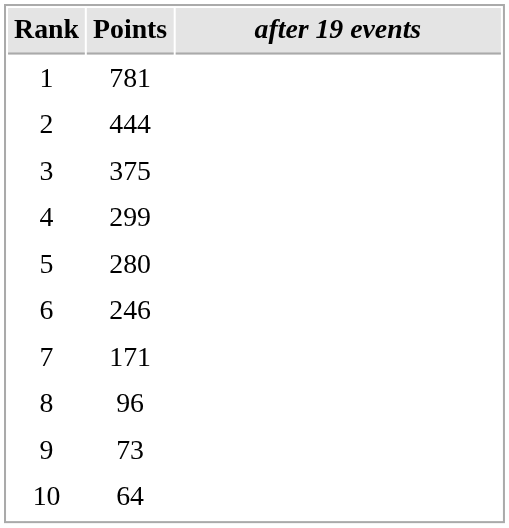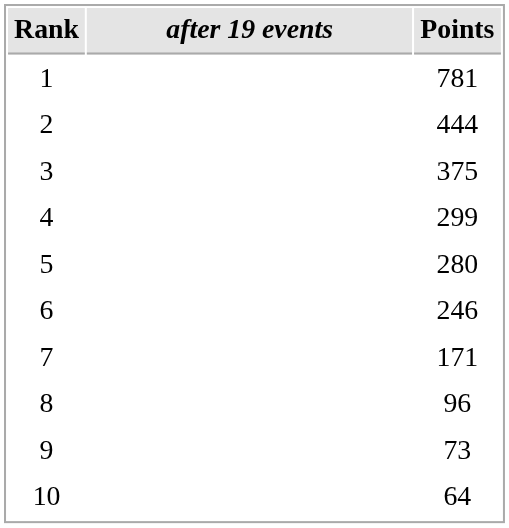columns swapped: (338, 29) <-> (130, 29)
